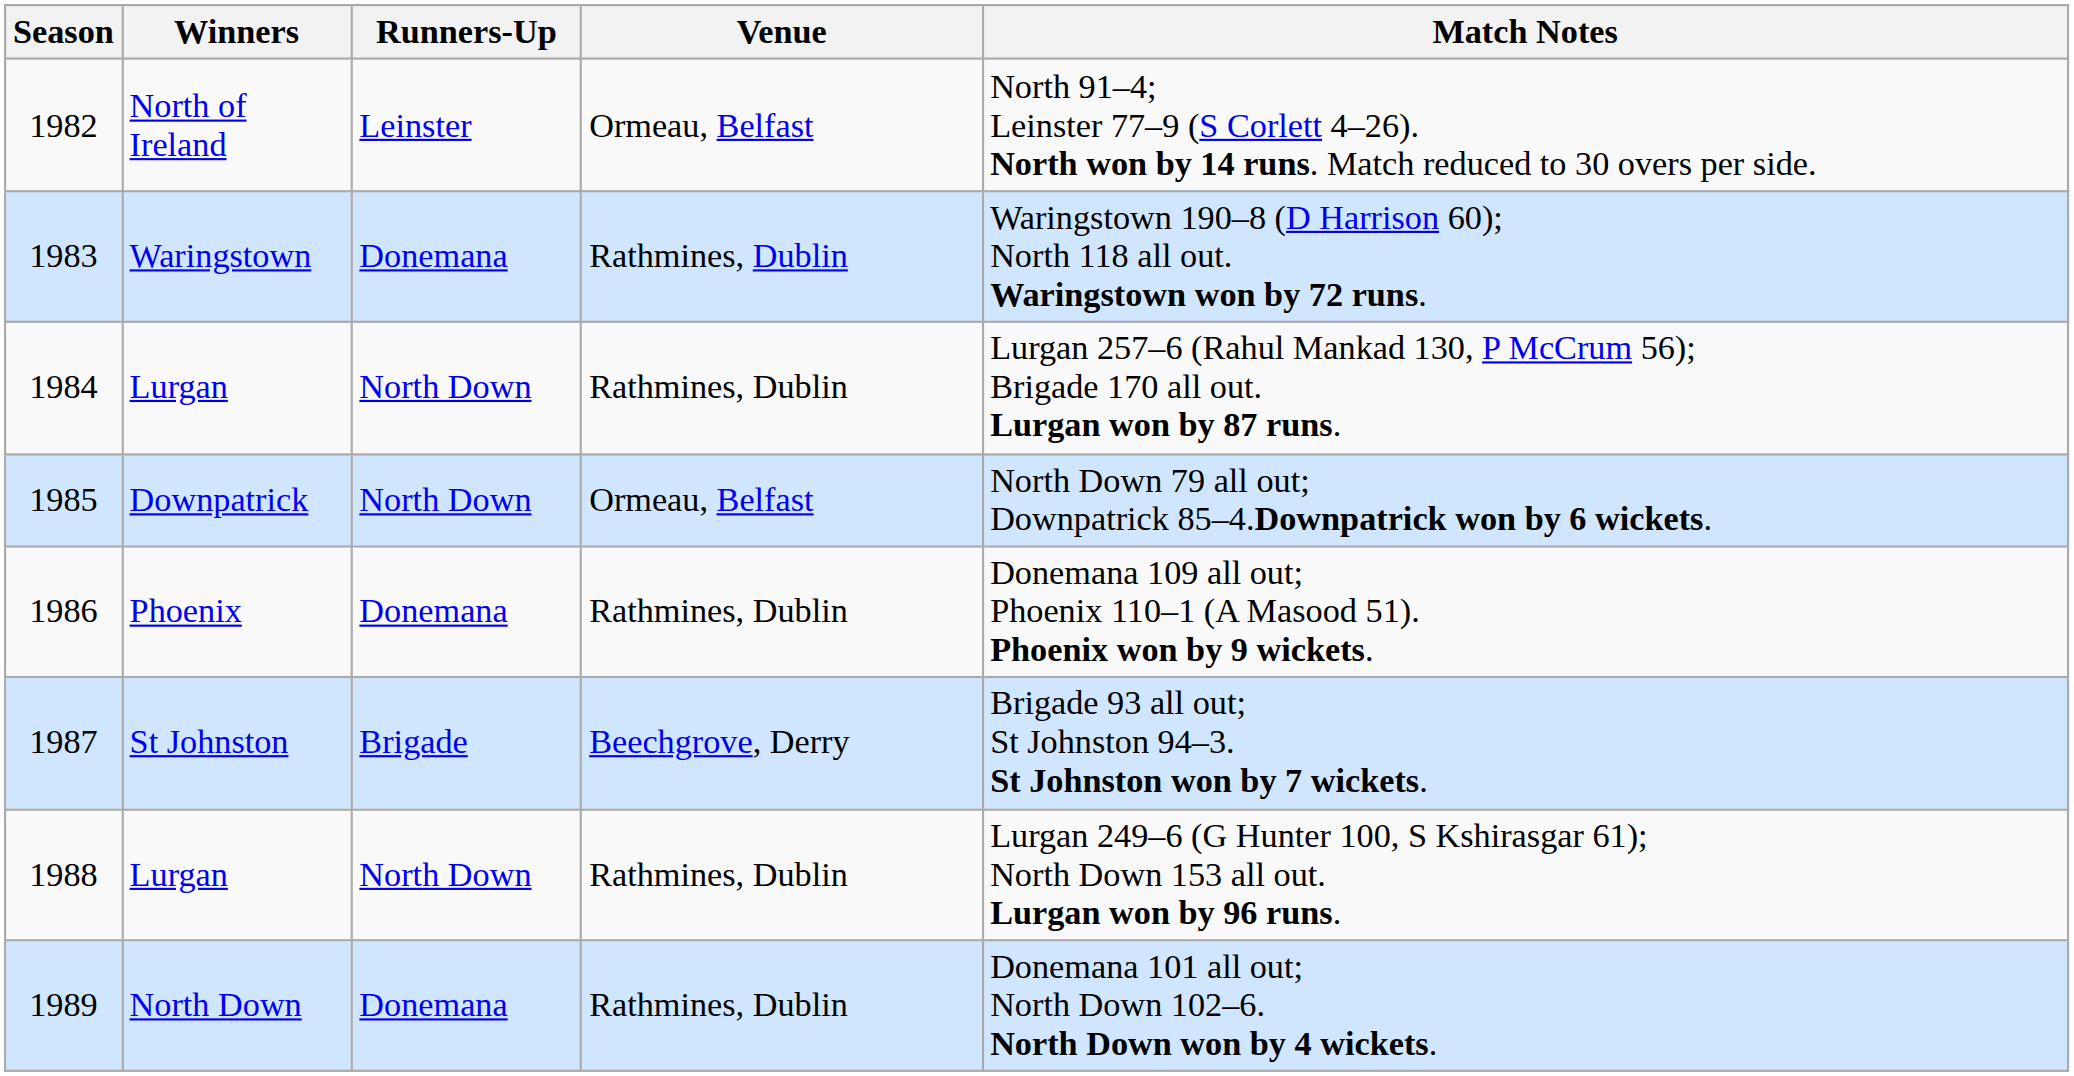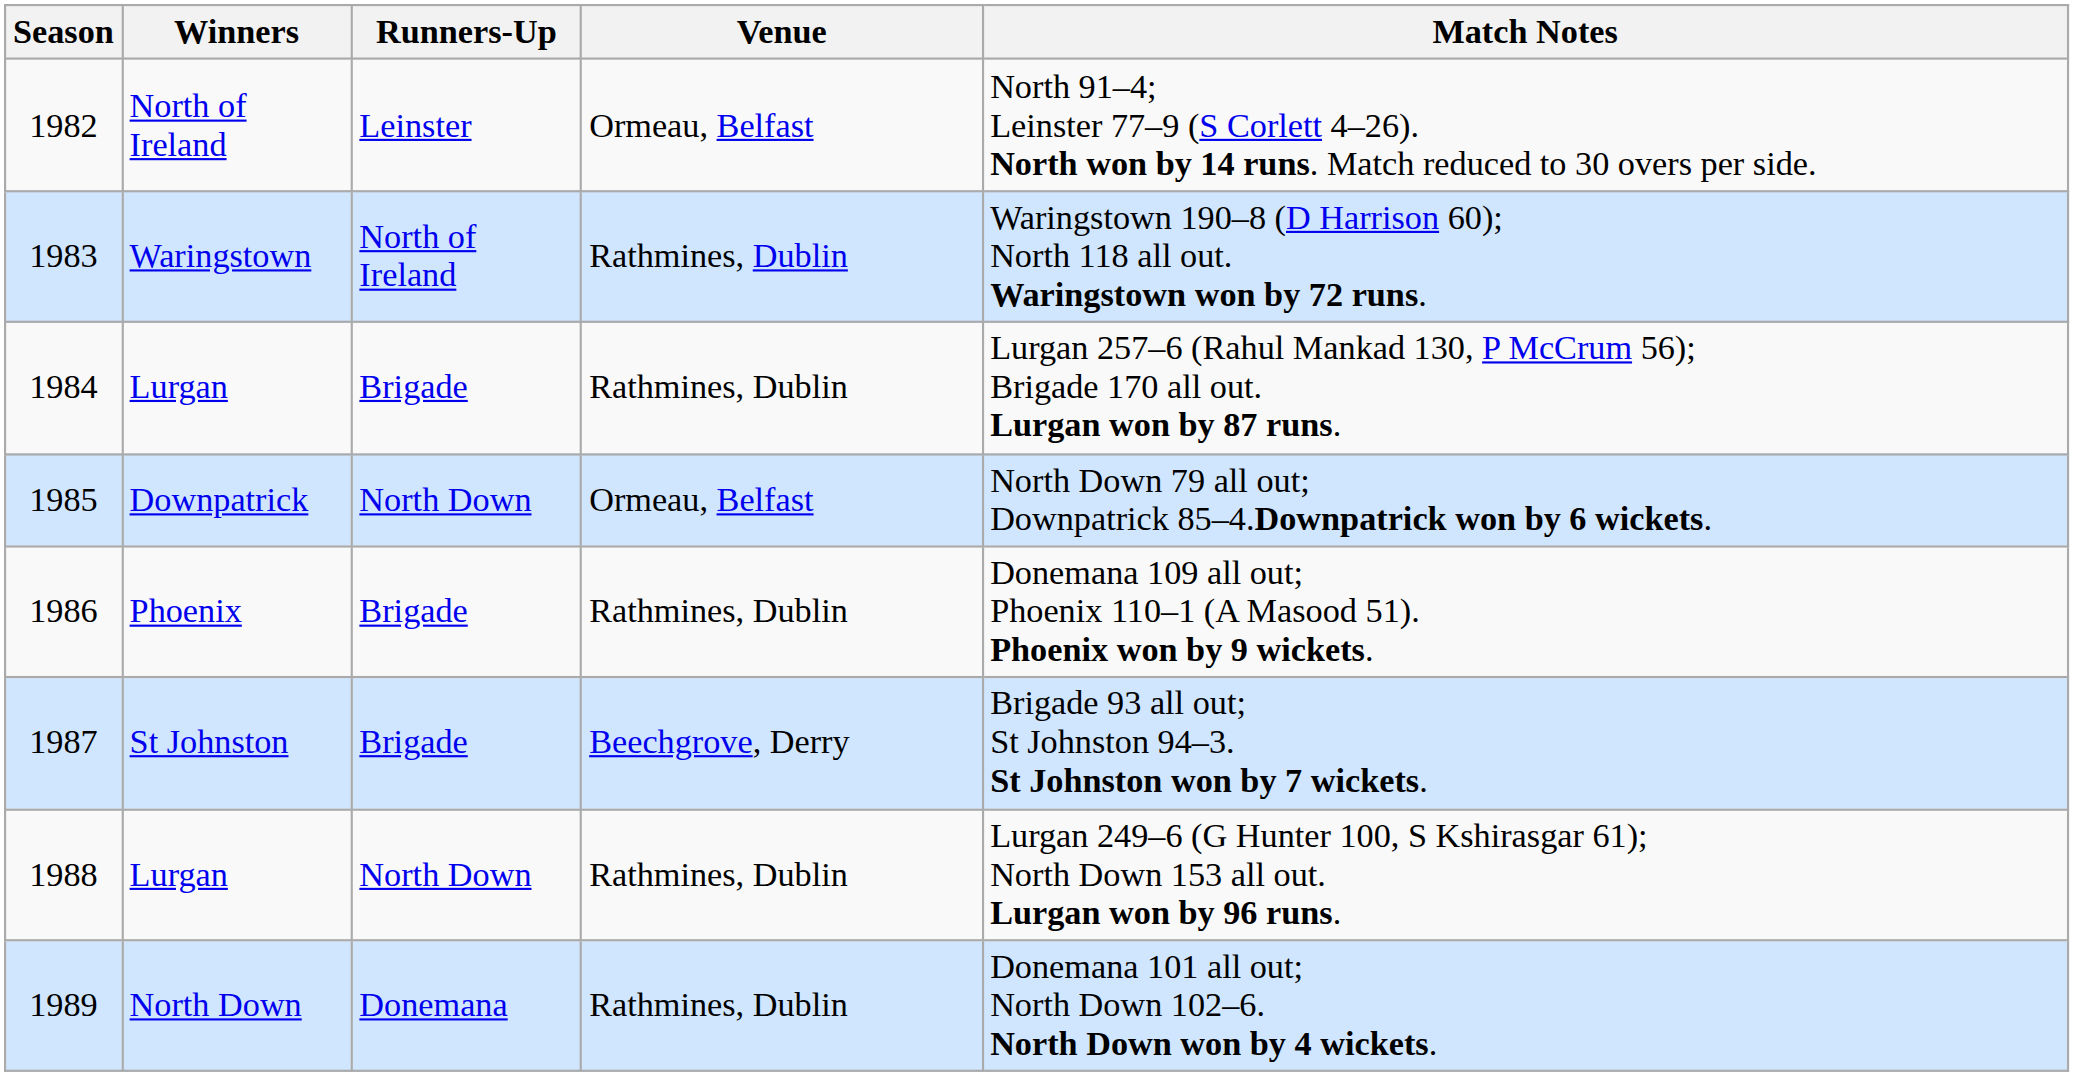(434, 255) Donemana -> (418, 255) North of Ireland
(445, 387) North Down -> (414, 387) Brigade
(434, 611) Donemana -> (414, 611) Brigade
